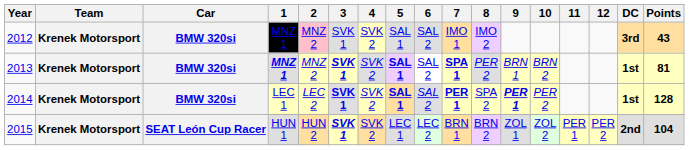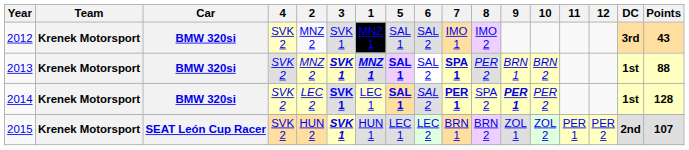columns swapped: (284, 13) <-> (372, 13)
(314, 37) pink background -> (312, 37) no background
(664, 68) 81 -> (664, 68) 88
(664, 129) 104 -> (664, 129) 107
